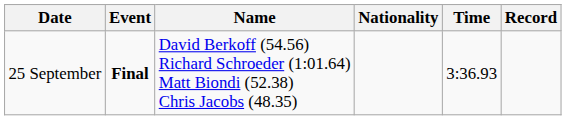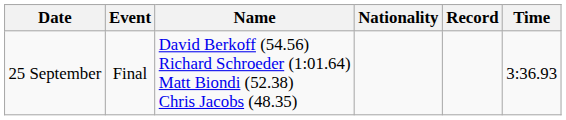columns swapped: (472, 17) <-> (531, 17)
(130, 72) bold -> (130, 72) normal
